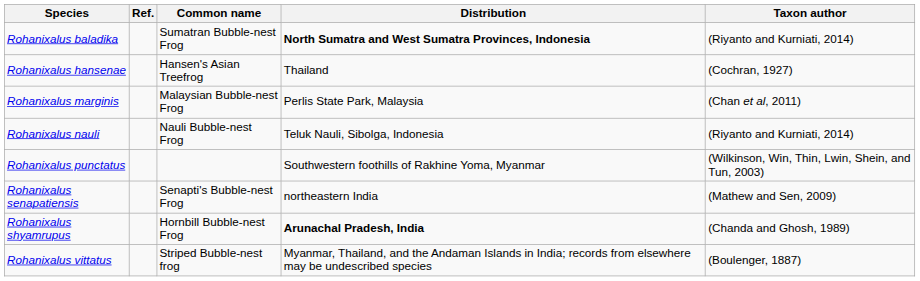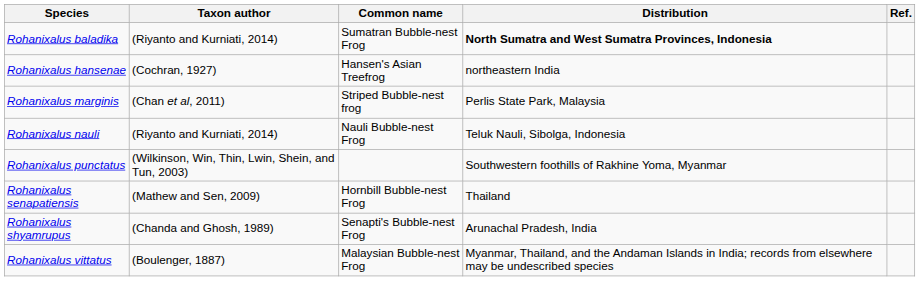columns swapped: (810, 13) <-> (143, 13)
(306, 70) Thailand -> (513, 70) northeastern India
(219, 102) Malaysian Bubble-nest Frog -> (393, 102) Striped Bubble-nest frog
(216, 197) Senapti's Bubble-nest Frog -> (394, 197) Hornbill Bubble-nest Frog
(331, 197) northeastern India -> (488, 197) Thailand
(212, 228) Hornbill Bubble-nest Frog -> (398, 228) Senapti's Bubble-nest Frog
(354, 228) bold -> (531, 228) normal
(211, 260) Striped Bubble-nest frog -> (400, 260) Malaysian Bubble-nest Frog
